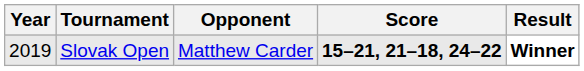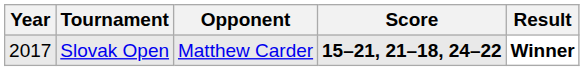(30, 50) 2019 -> (30, 50) 2017
